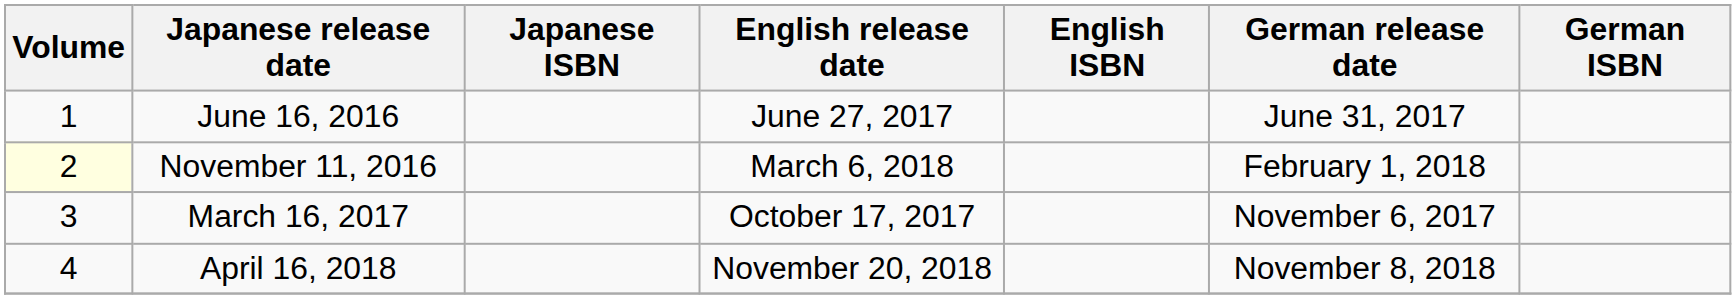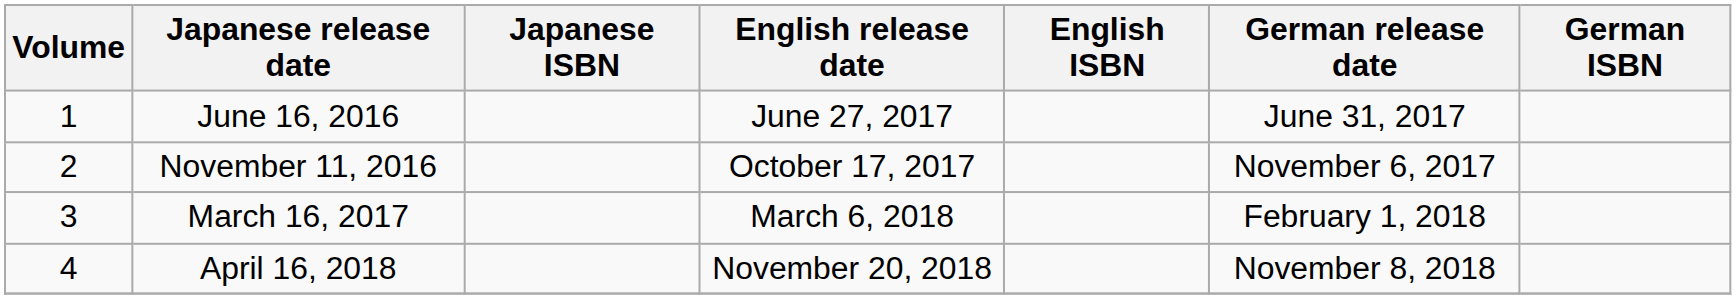(69, 166) lightyellow background -> (69, 166) no background
(852, 166) March 6, 2018 -> (852, 166) October 17, 2017
(1365, 166) February 1, 2018 -> (1365, 166) November 6, 2017
(852, 217) October 17, 2017 -> (852, 217) March 6, 2018
(1365, 217) November 6, 2017 -> (1365, 217) February 1, 2018
